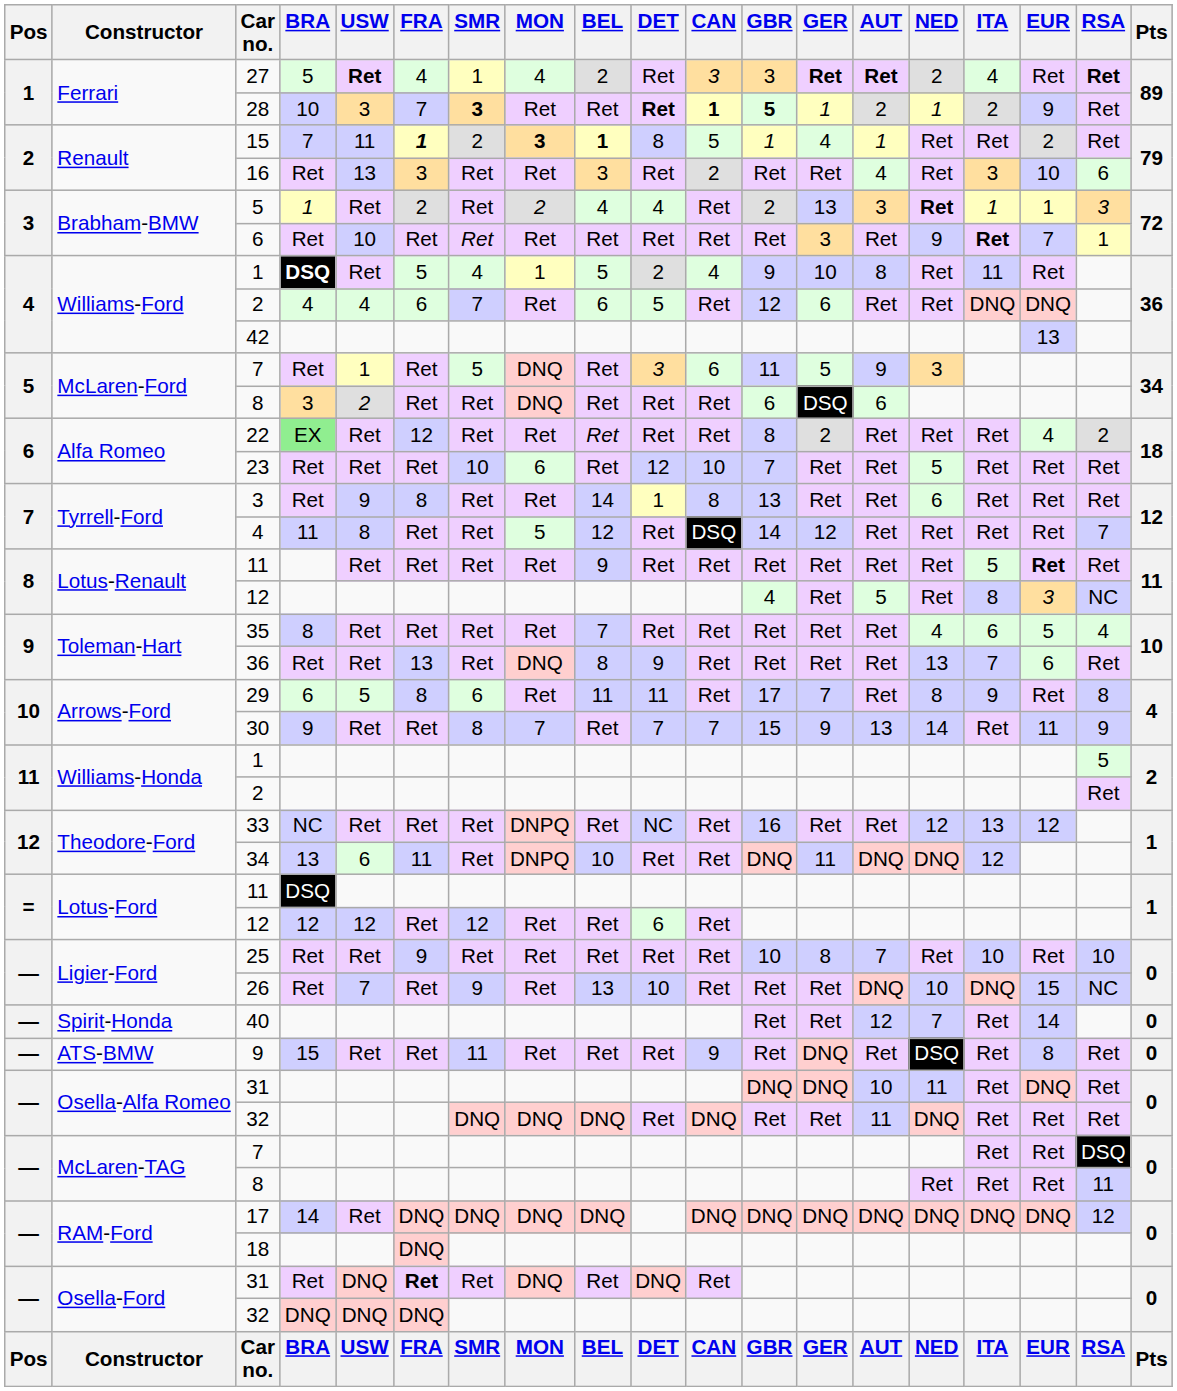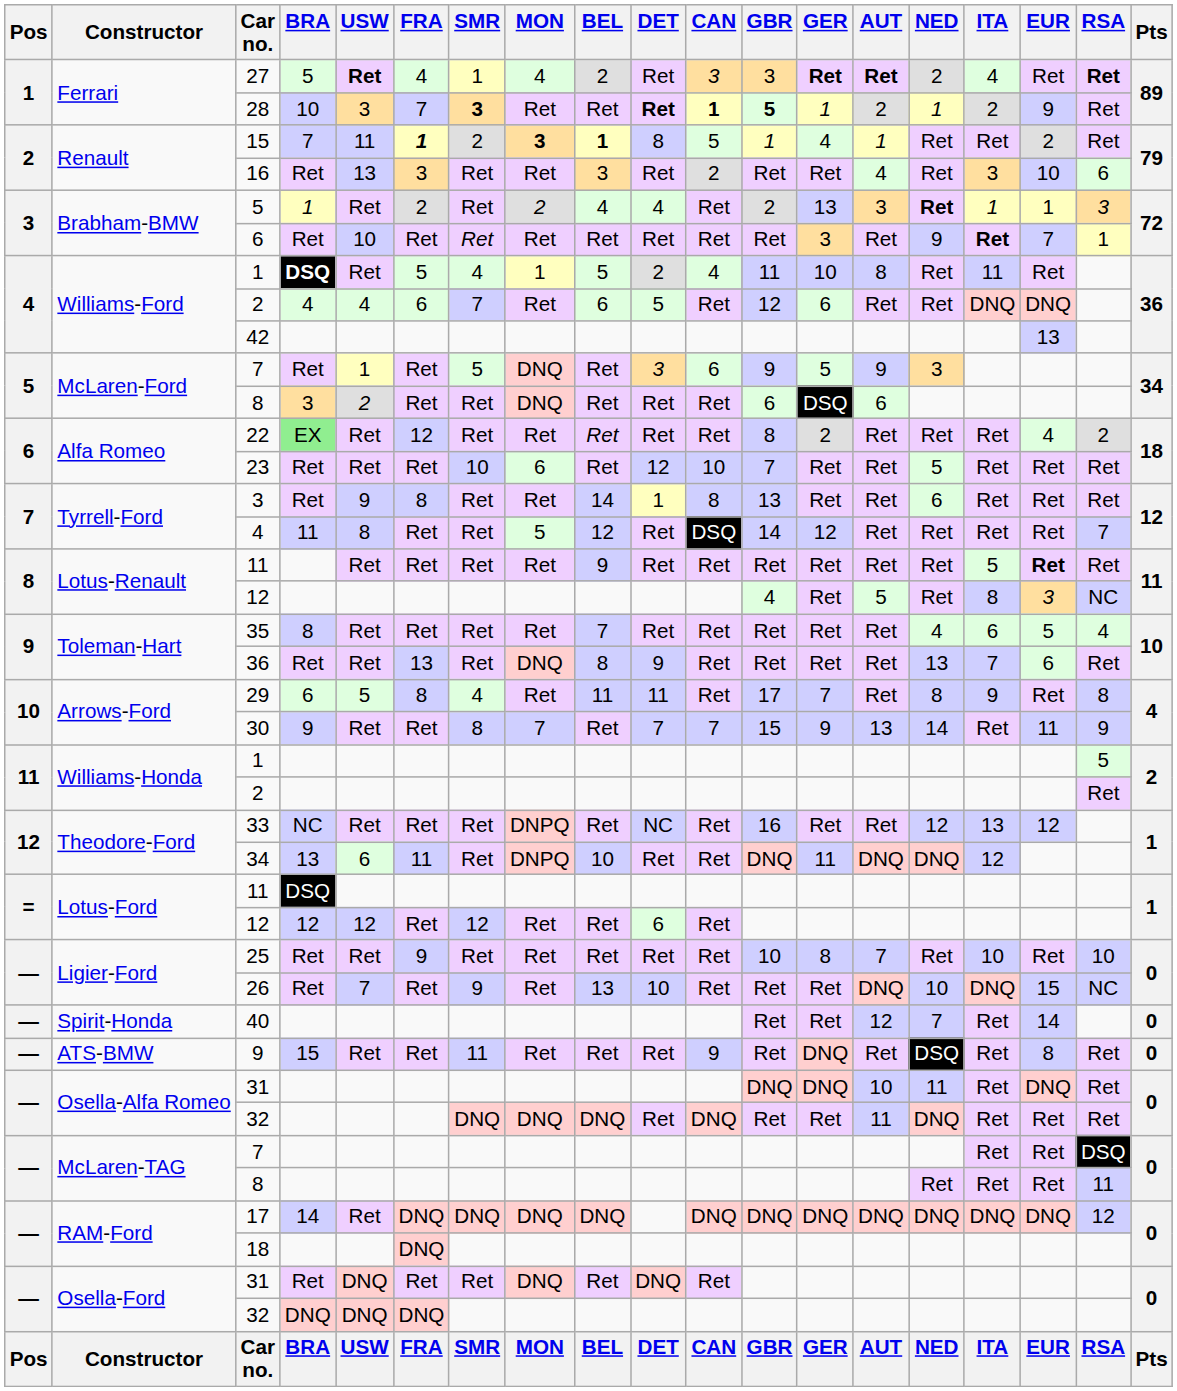(770, 272) 9 -> (770, 272) 11
(770, 369) 11 -> (770, 369) 9
(477, 695) 6 -> (477, 695) 4
(421, 1282) bold -> (421, 1282) normal
